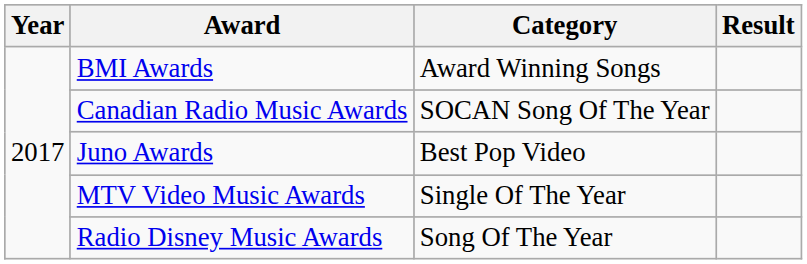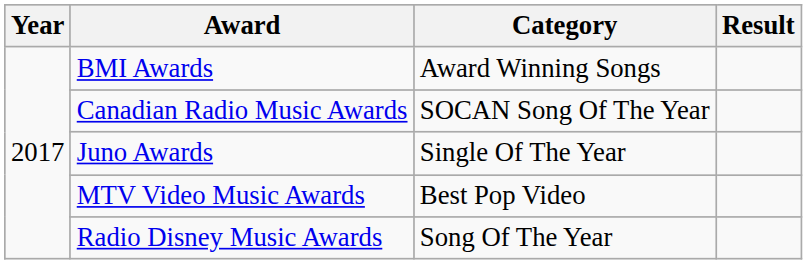(503, 152) Best Pop Video -> (523, 152) Single Of The Year
(523, 195) Single Of The Year -> (503, 195) Best Pop Video
